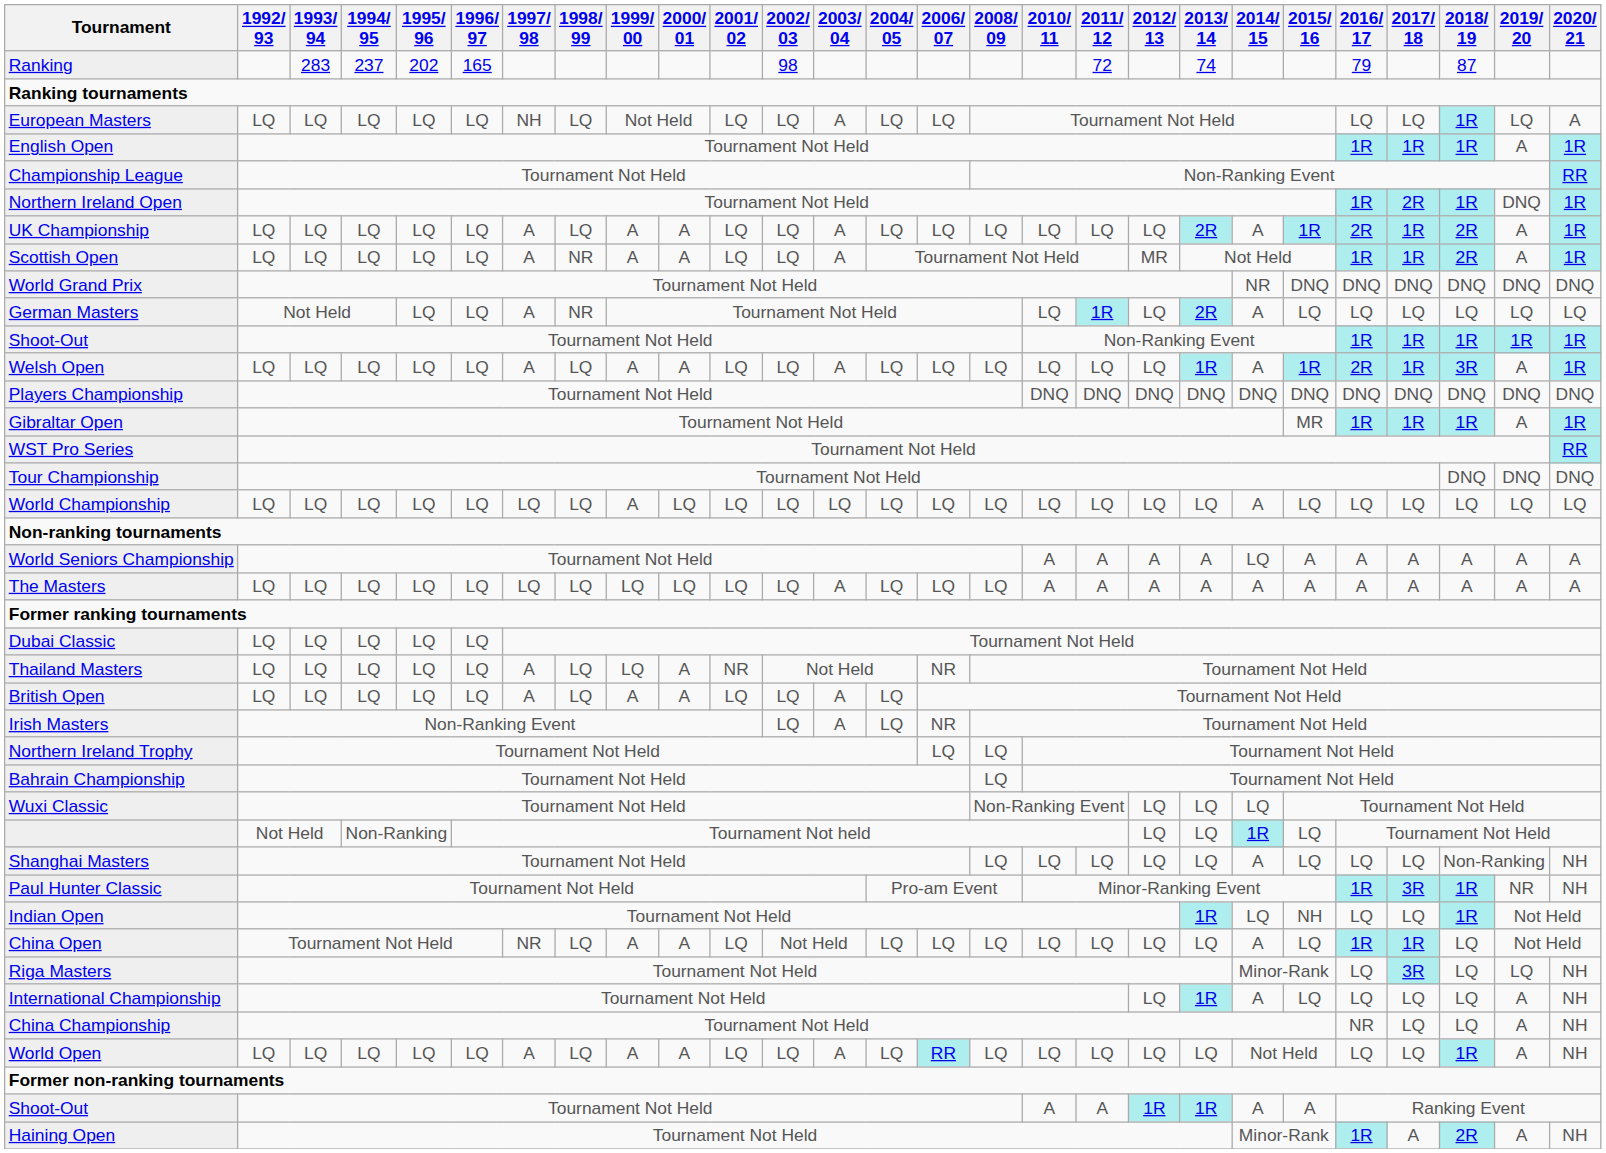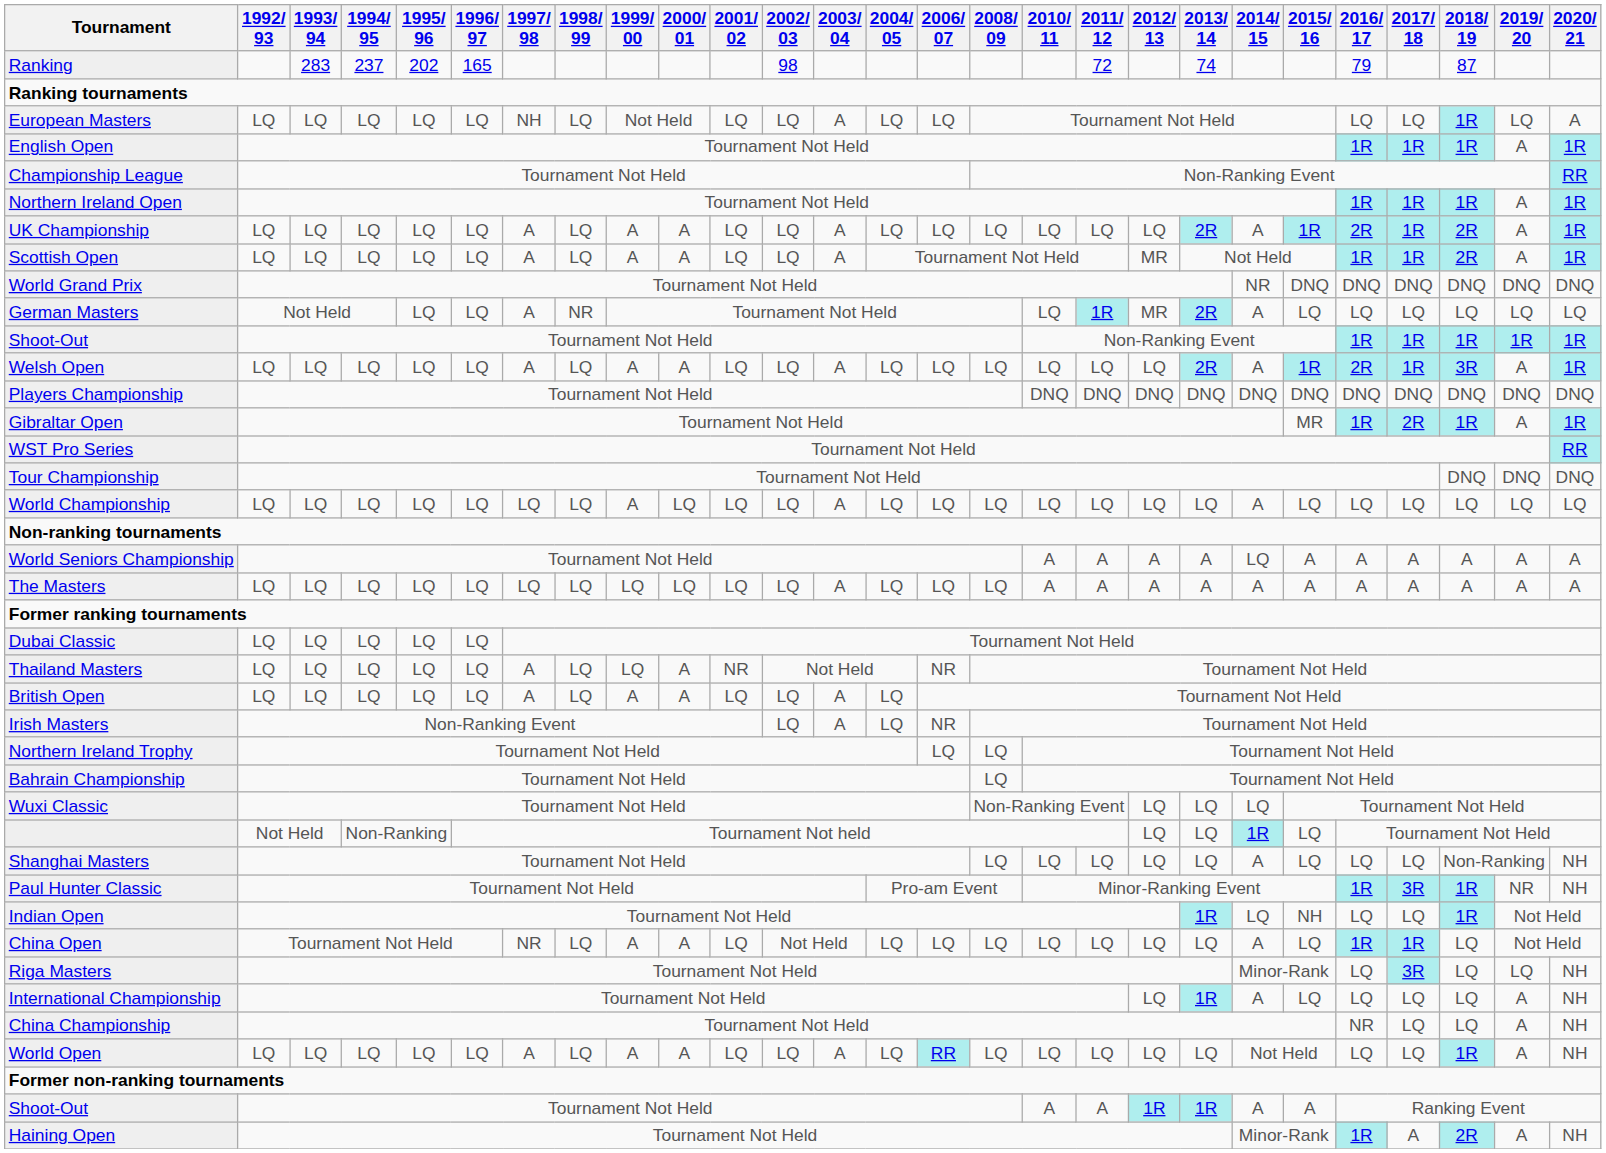(1413, 202) 2R -> (1413, 202) 1R
(1522, 202) DNQ -> (1522, 202) A
(581, 257) NR -> (581, 257) LQ
(1154, 312) LQ -> (1154, 312) MR
(1206, 366) 1R -> (1206, 366) 2R
(1413, 421) 1R -> (1413, 421) 2R
(840, 504) LQ -> (840, 504) A
